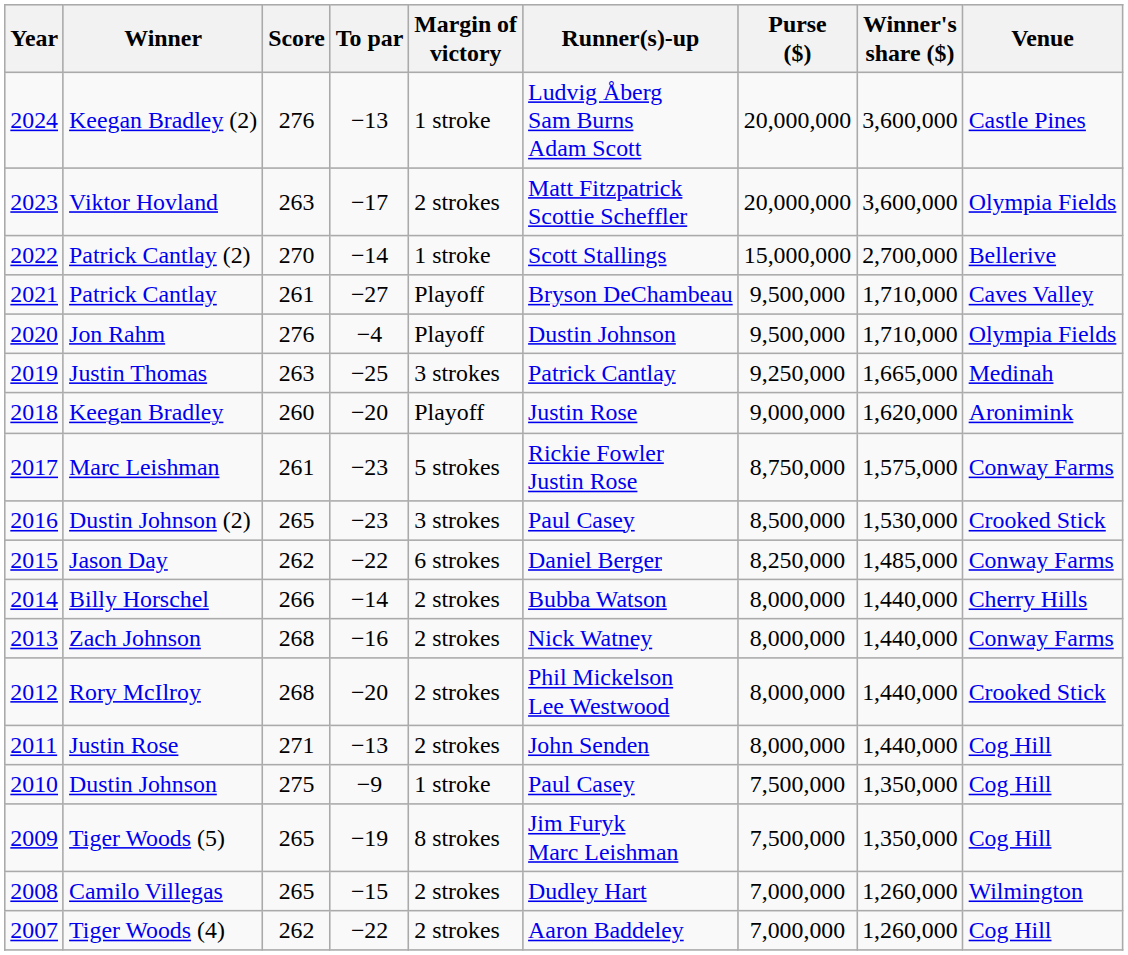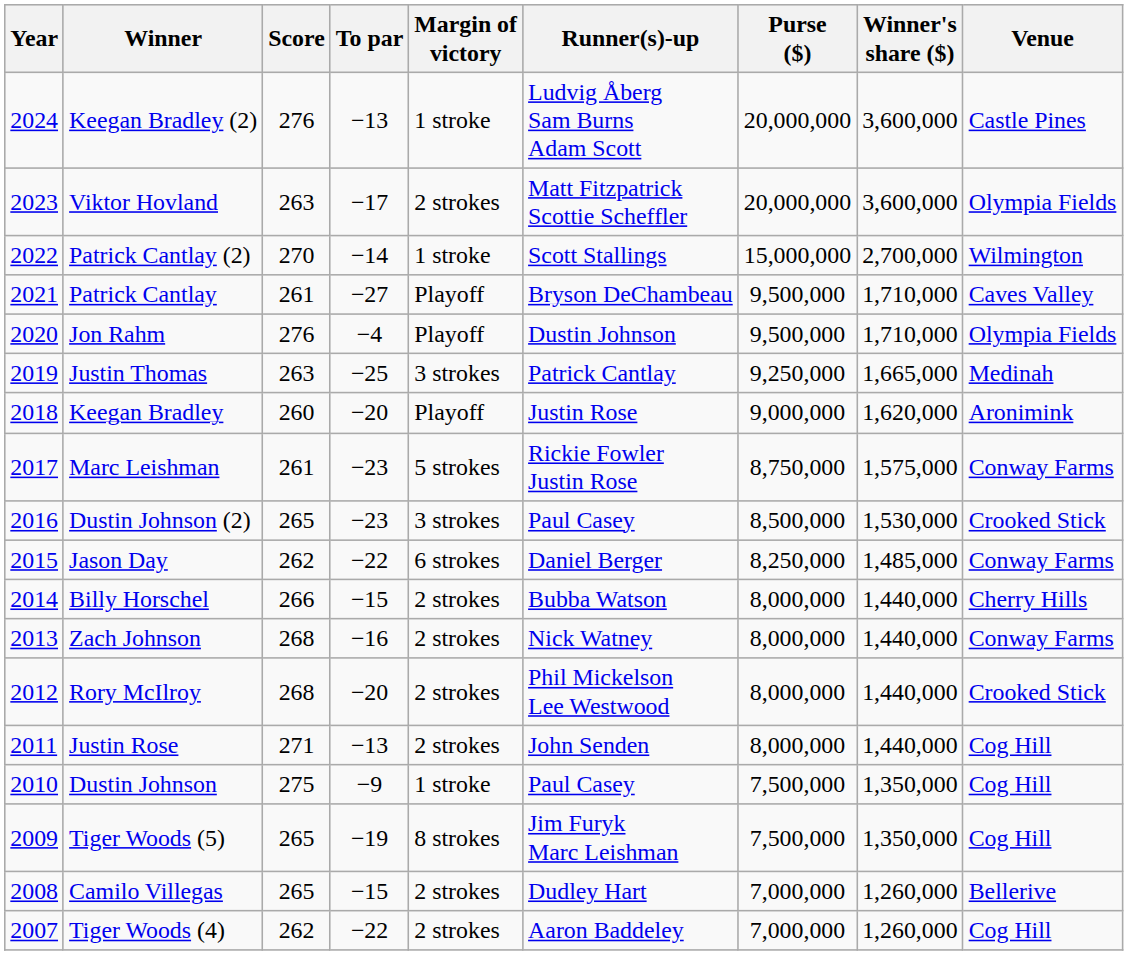(1012, 255) Bellerive -> (1026, 255) Wilmington
(370, 598) −14 -> (370, 598) −15
(1026, 891) Wilmington -> (1012, 891) Bellerive
